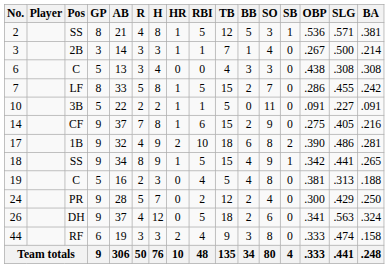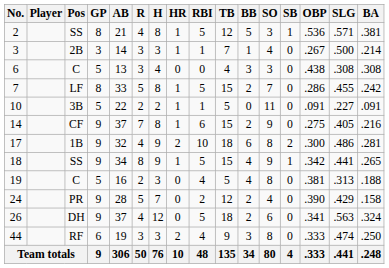(315, 143) .390 -> (315, 143) .300
(315, 198) .300 -> (315, 198) .390
(371, 198) .250 -> (371, 198) .158
(371, 236) .158 -> (371, 236) .250
